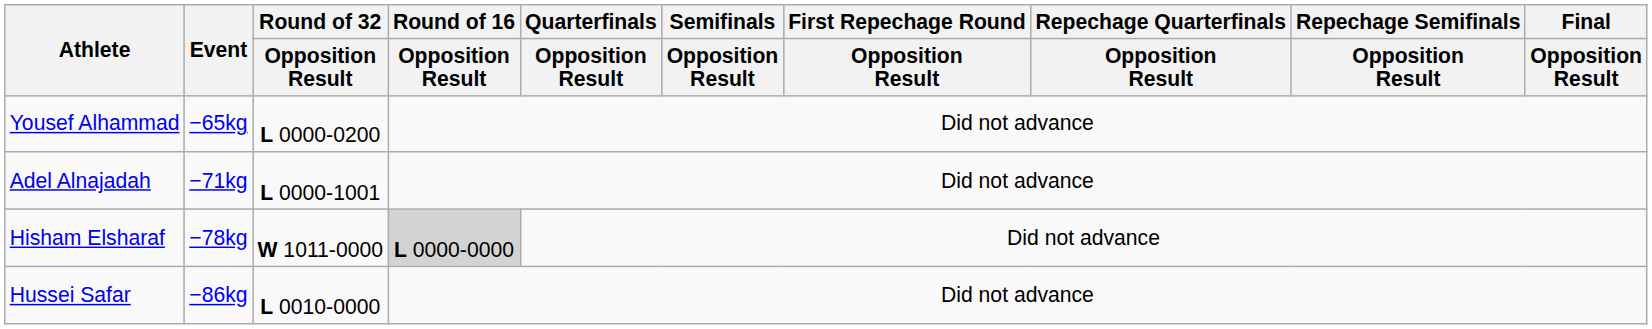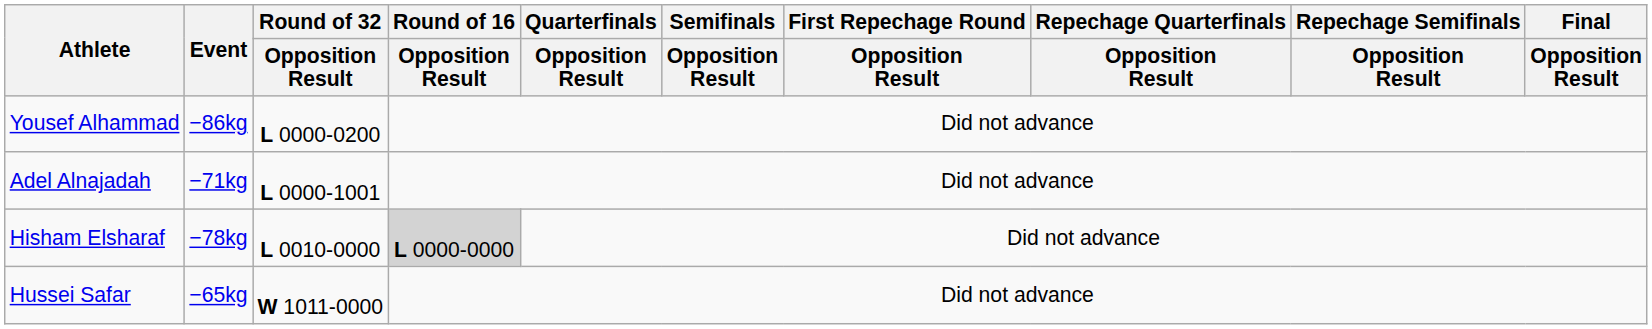(218, 124) −65kg -> (218, 124) −86kg
(320, 250) W 1011-0000 -> (320, 250) L 0010-0000
(218, 295) −86kg -> (218, 295) −65kg
(320, 307) L 0010-0000 -> (320, 307) W 1011-0000
